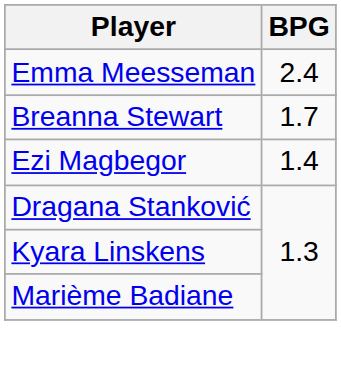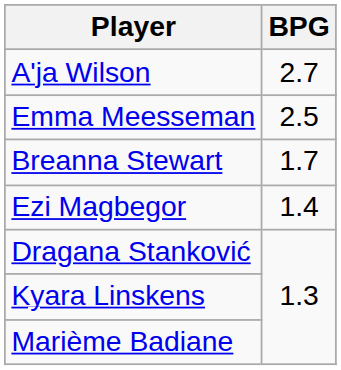+ row: (81, 71)
(299, 71) 2.4 -> (299, 116) 2.5
